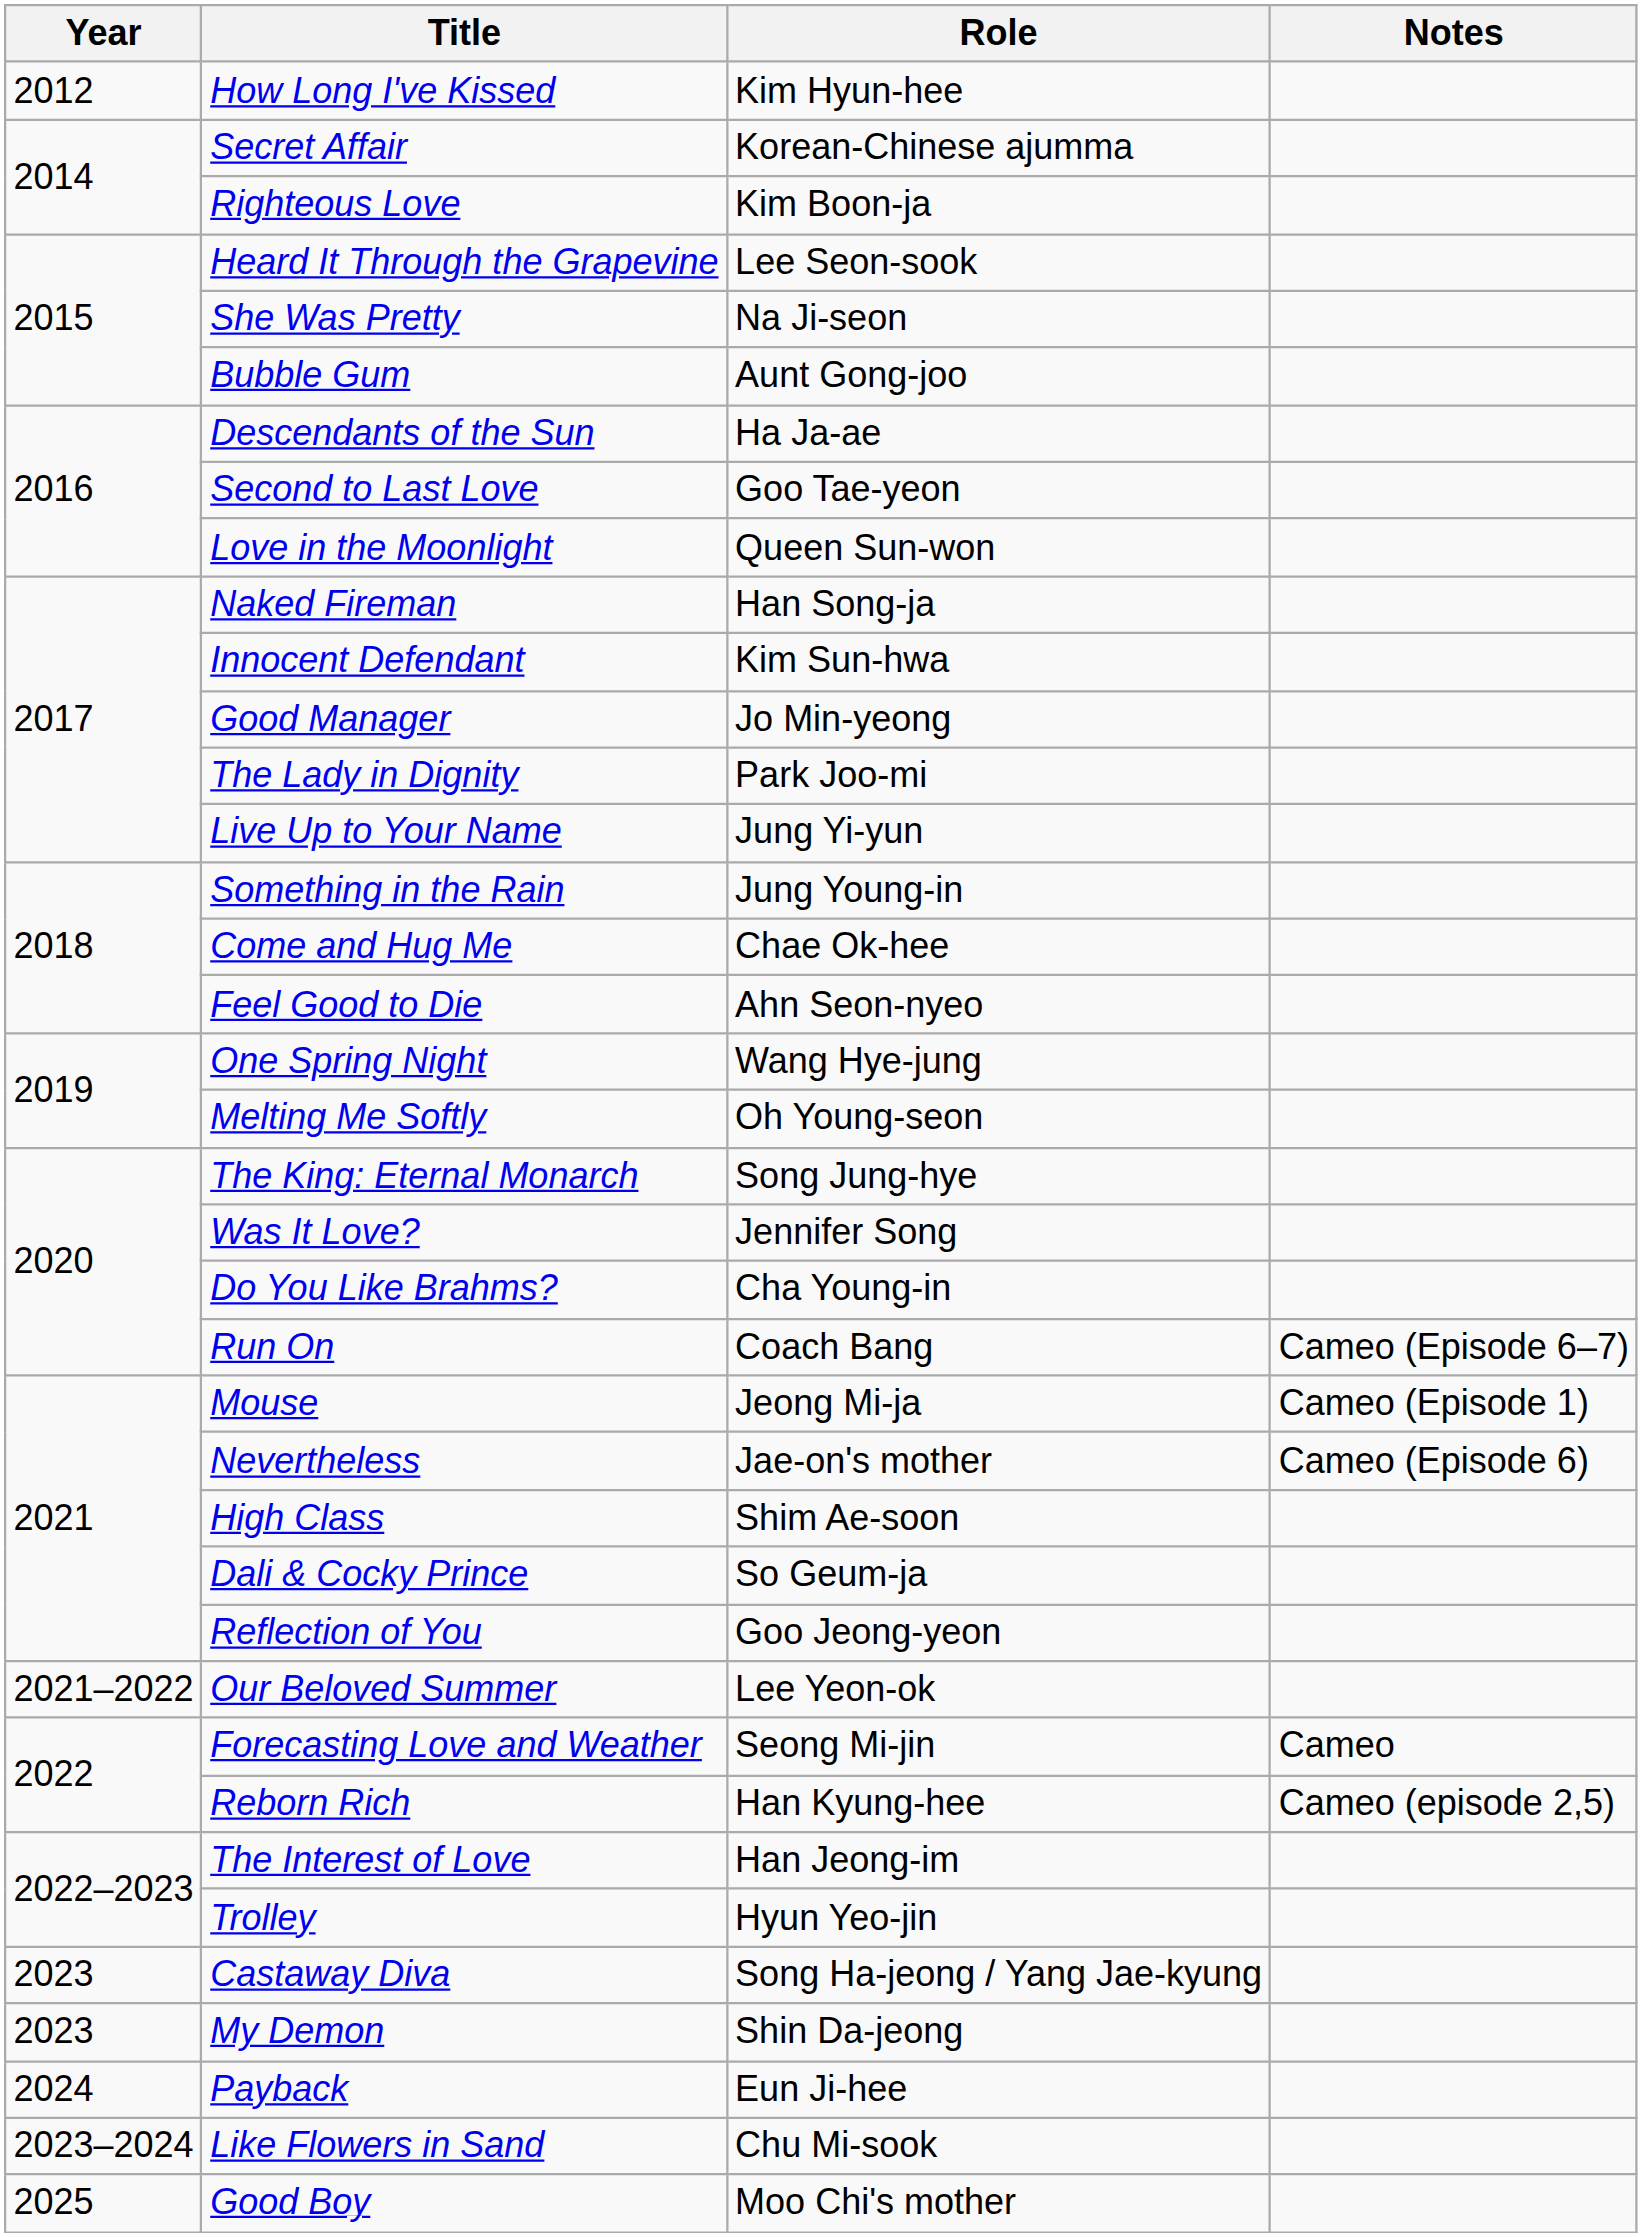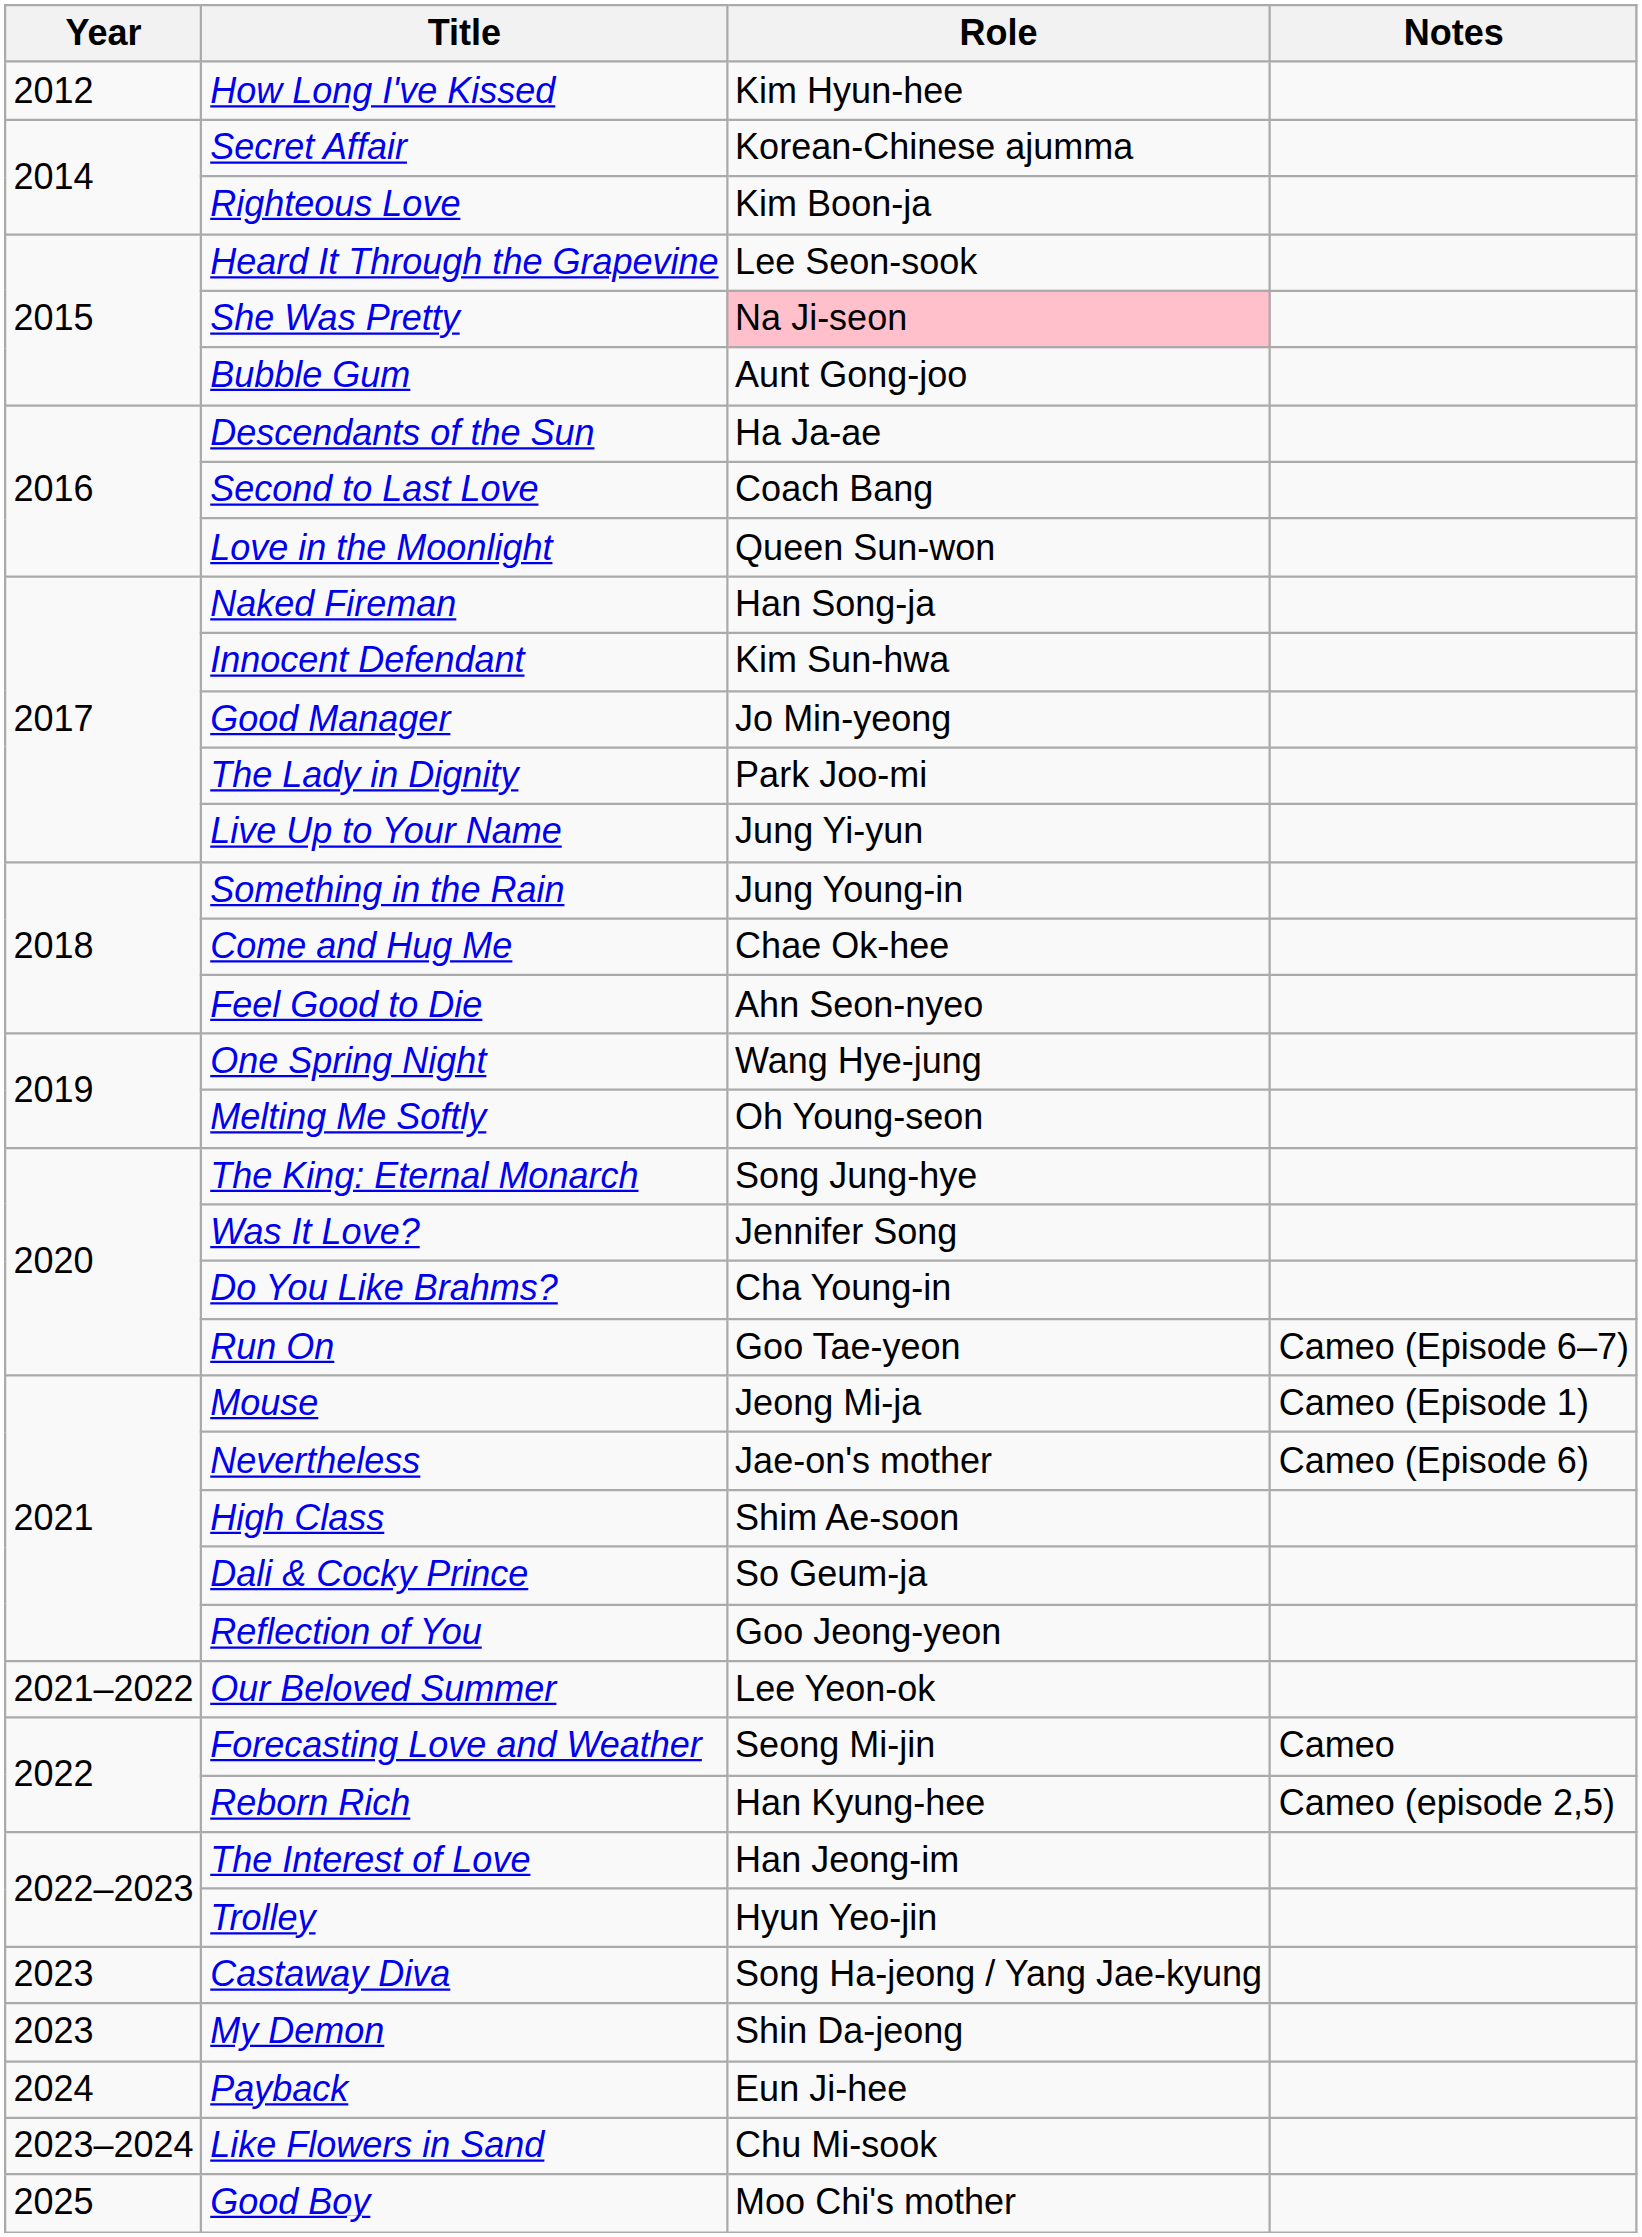(821, 318) no background -> (821, 318) pink background
(848, 489) Goo Tae-yeon -> (834, 489) Coach Bang
(834, 1346) Coach Bang -> (848, 1346) Goo Tae-yeon
